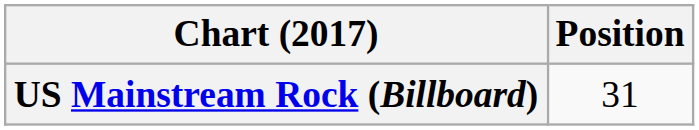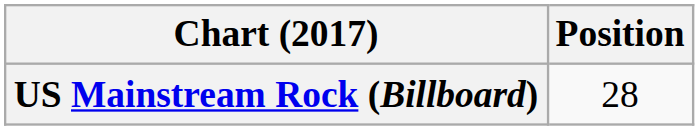(620, 93) 31 -> (620, 93) 28
